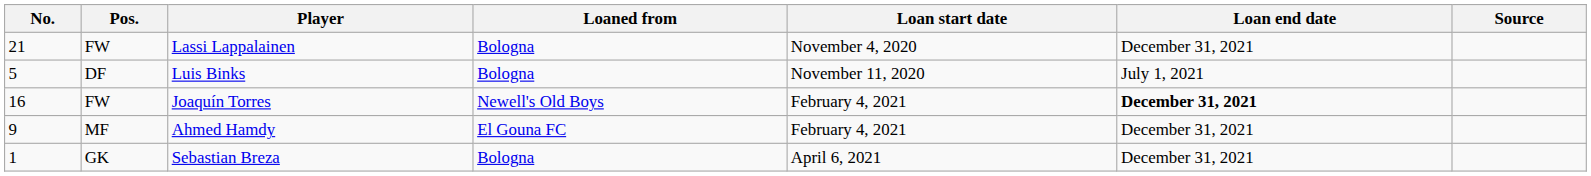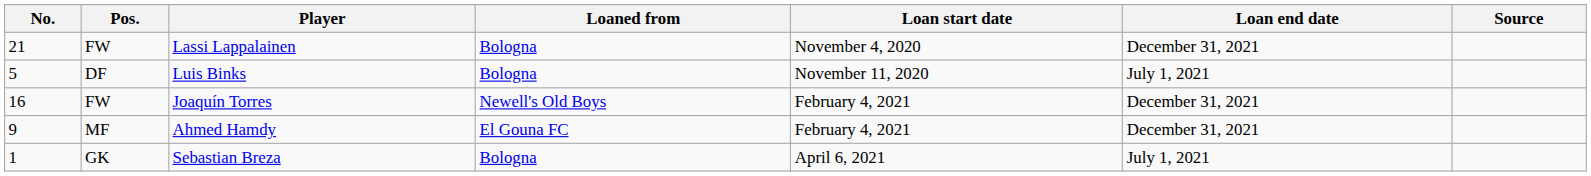(1189, 102) bold -> (1193, 102) normal
(1187, 157) December 31, 2021 -> (1168, 157) July 1, 2021
